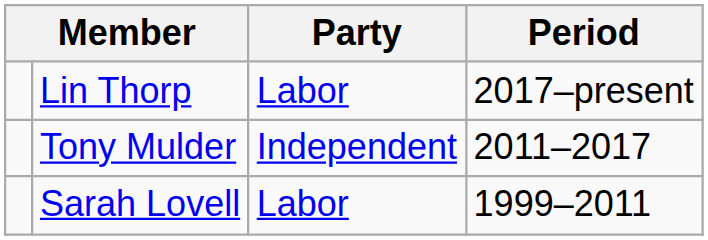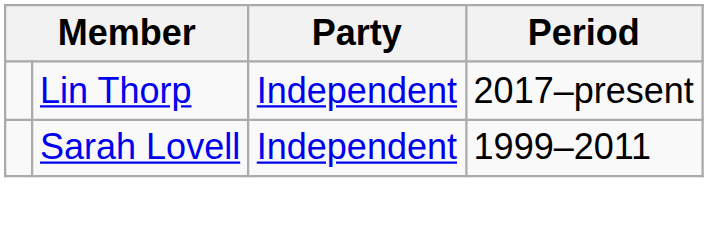(303, 90) Labor -> (357, 90) Independent
- row: (138, 147)
(303, 204) Labor -> (357, 147) Independent
